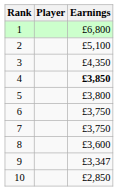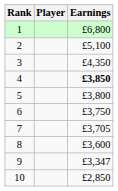(96, 128) £3,750 -> (96, 128) £3,705
